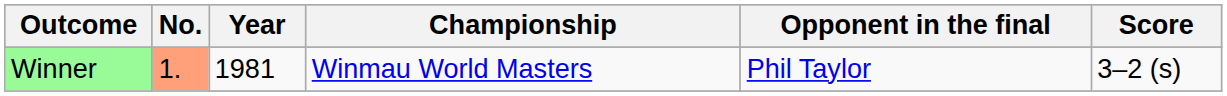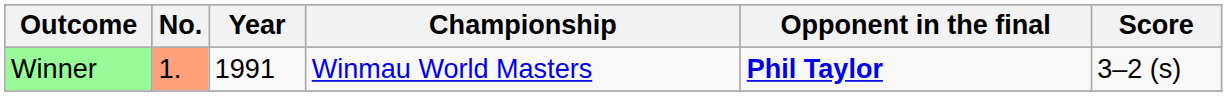(245, 68) 1981 -> (245, 68) 1991
(809, 68) normal -> (815, 68) bold
